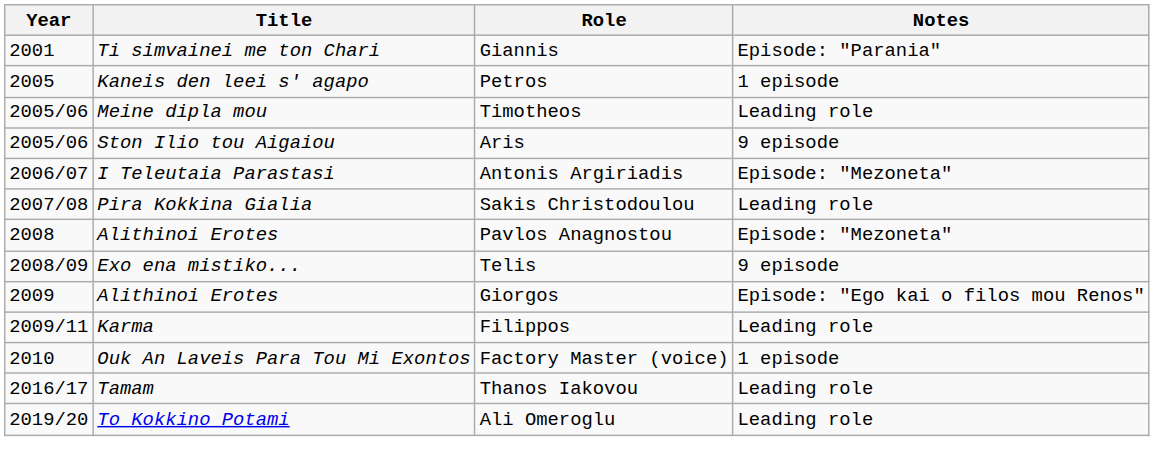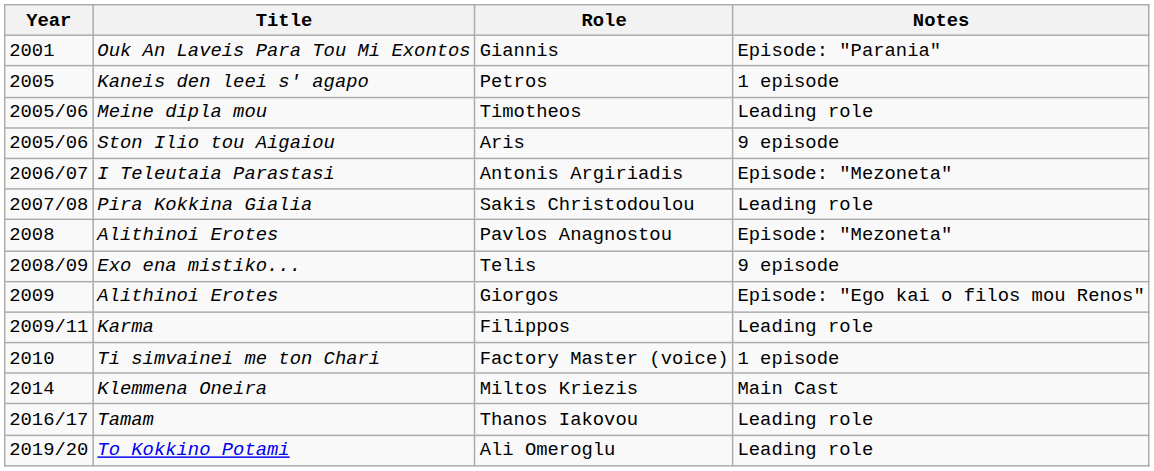(239, 51) Ti simvainei me ton Chari -> (284, 51) Ouk An Laveis Para Tou Mi Exontos
(284, 358) Ouk An Laveis Para Tou Mi Exontos -> (239, 358) Ti simvainei me ton Chari
+ row: (559, 389)
